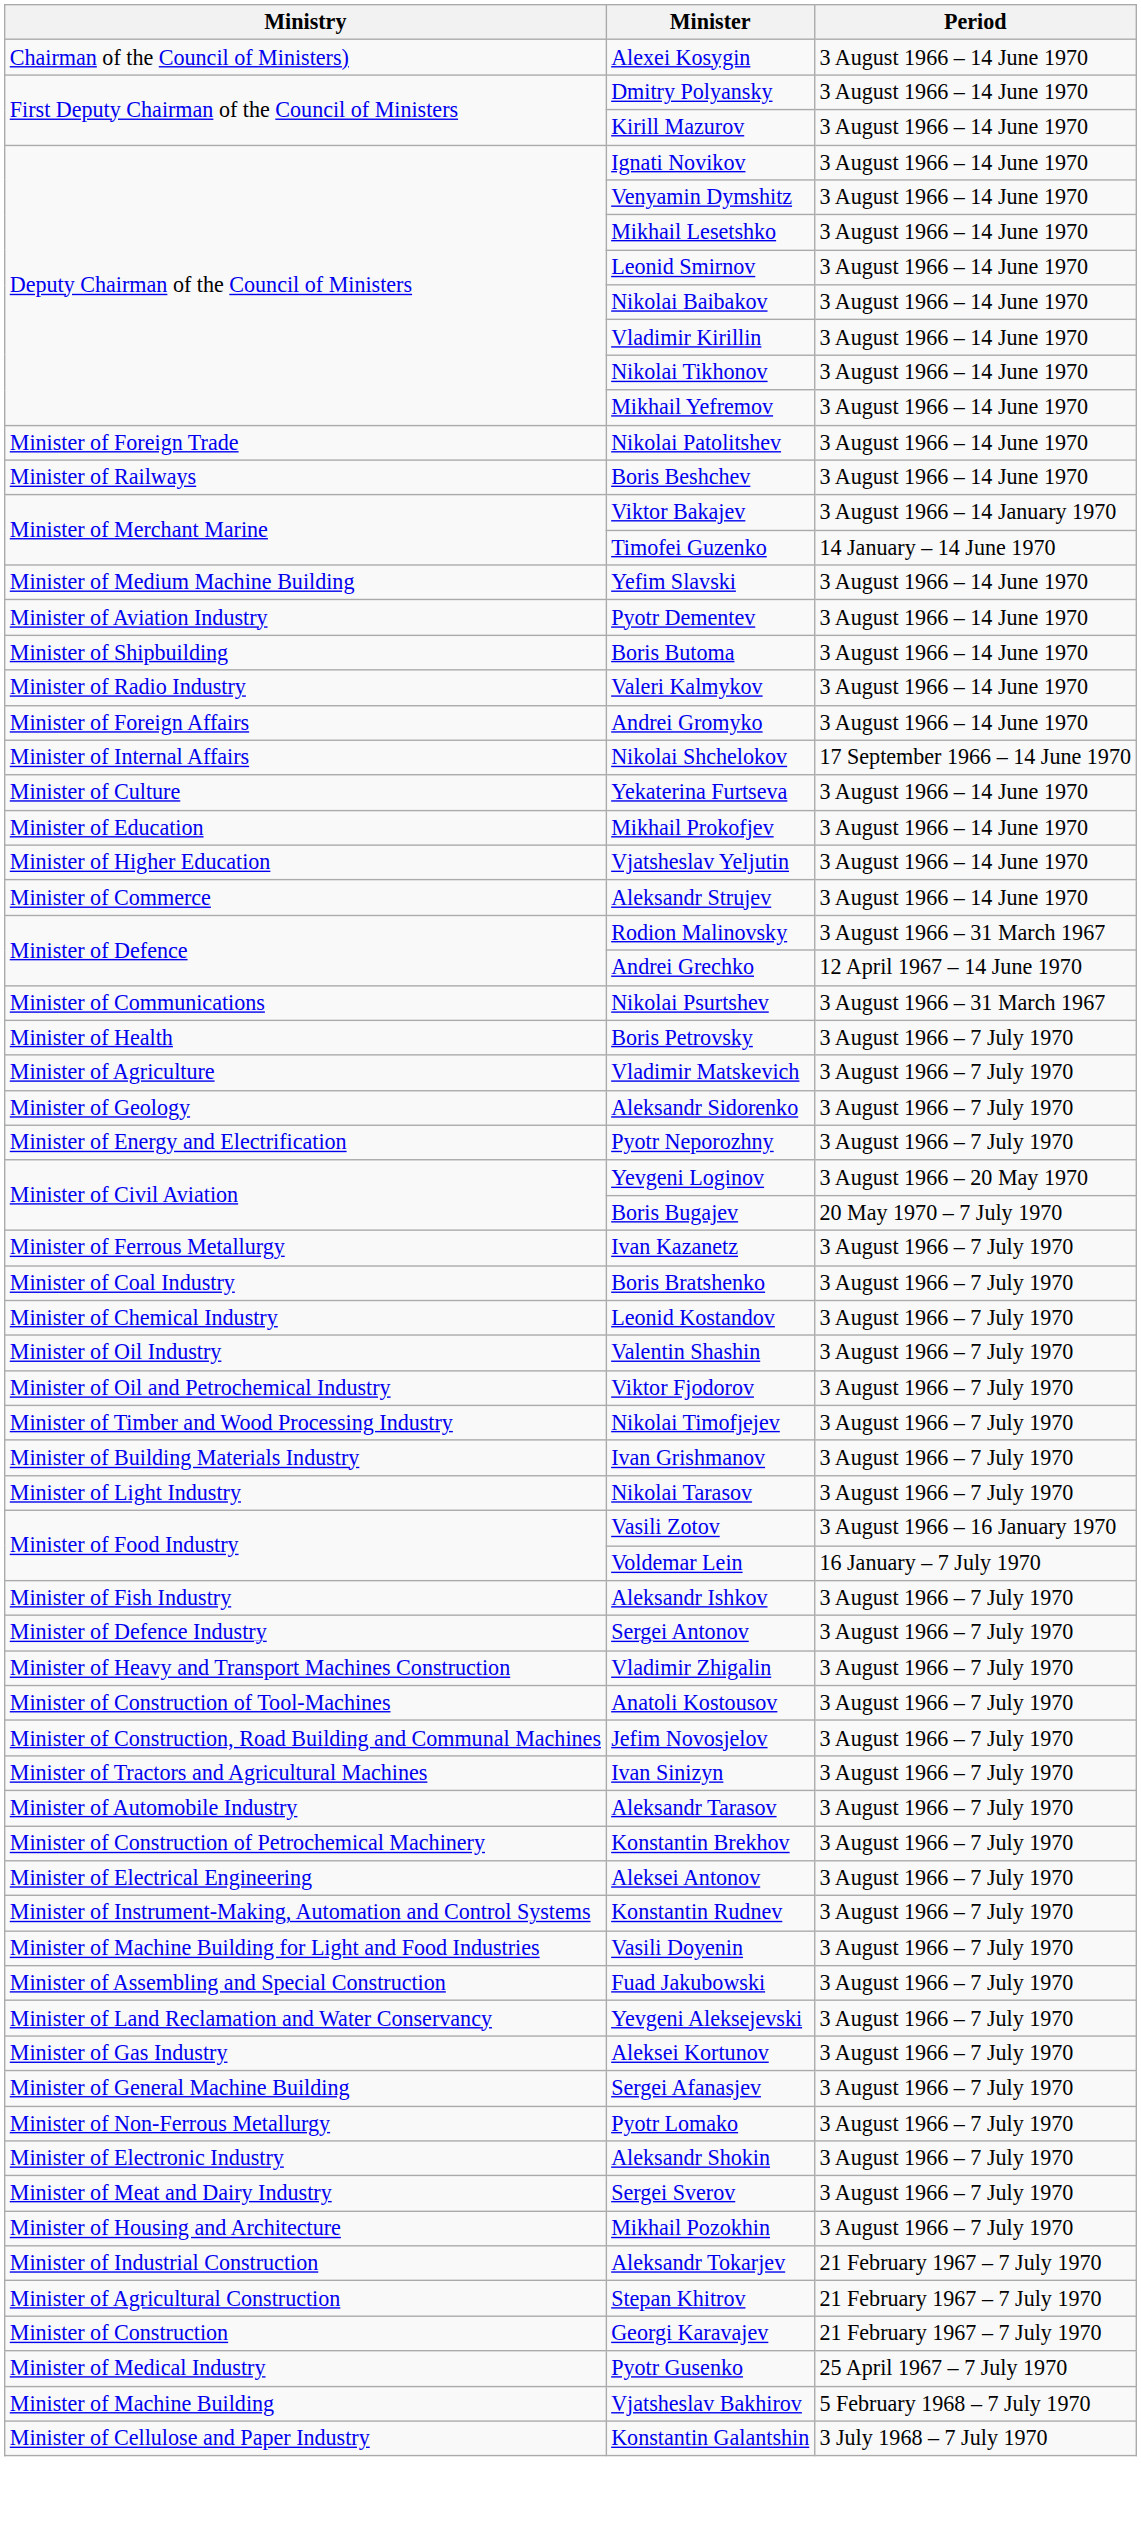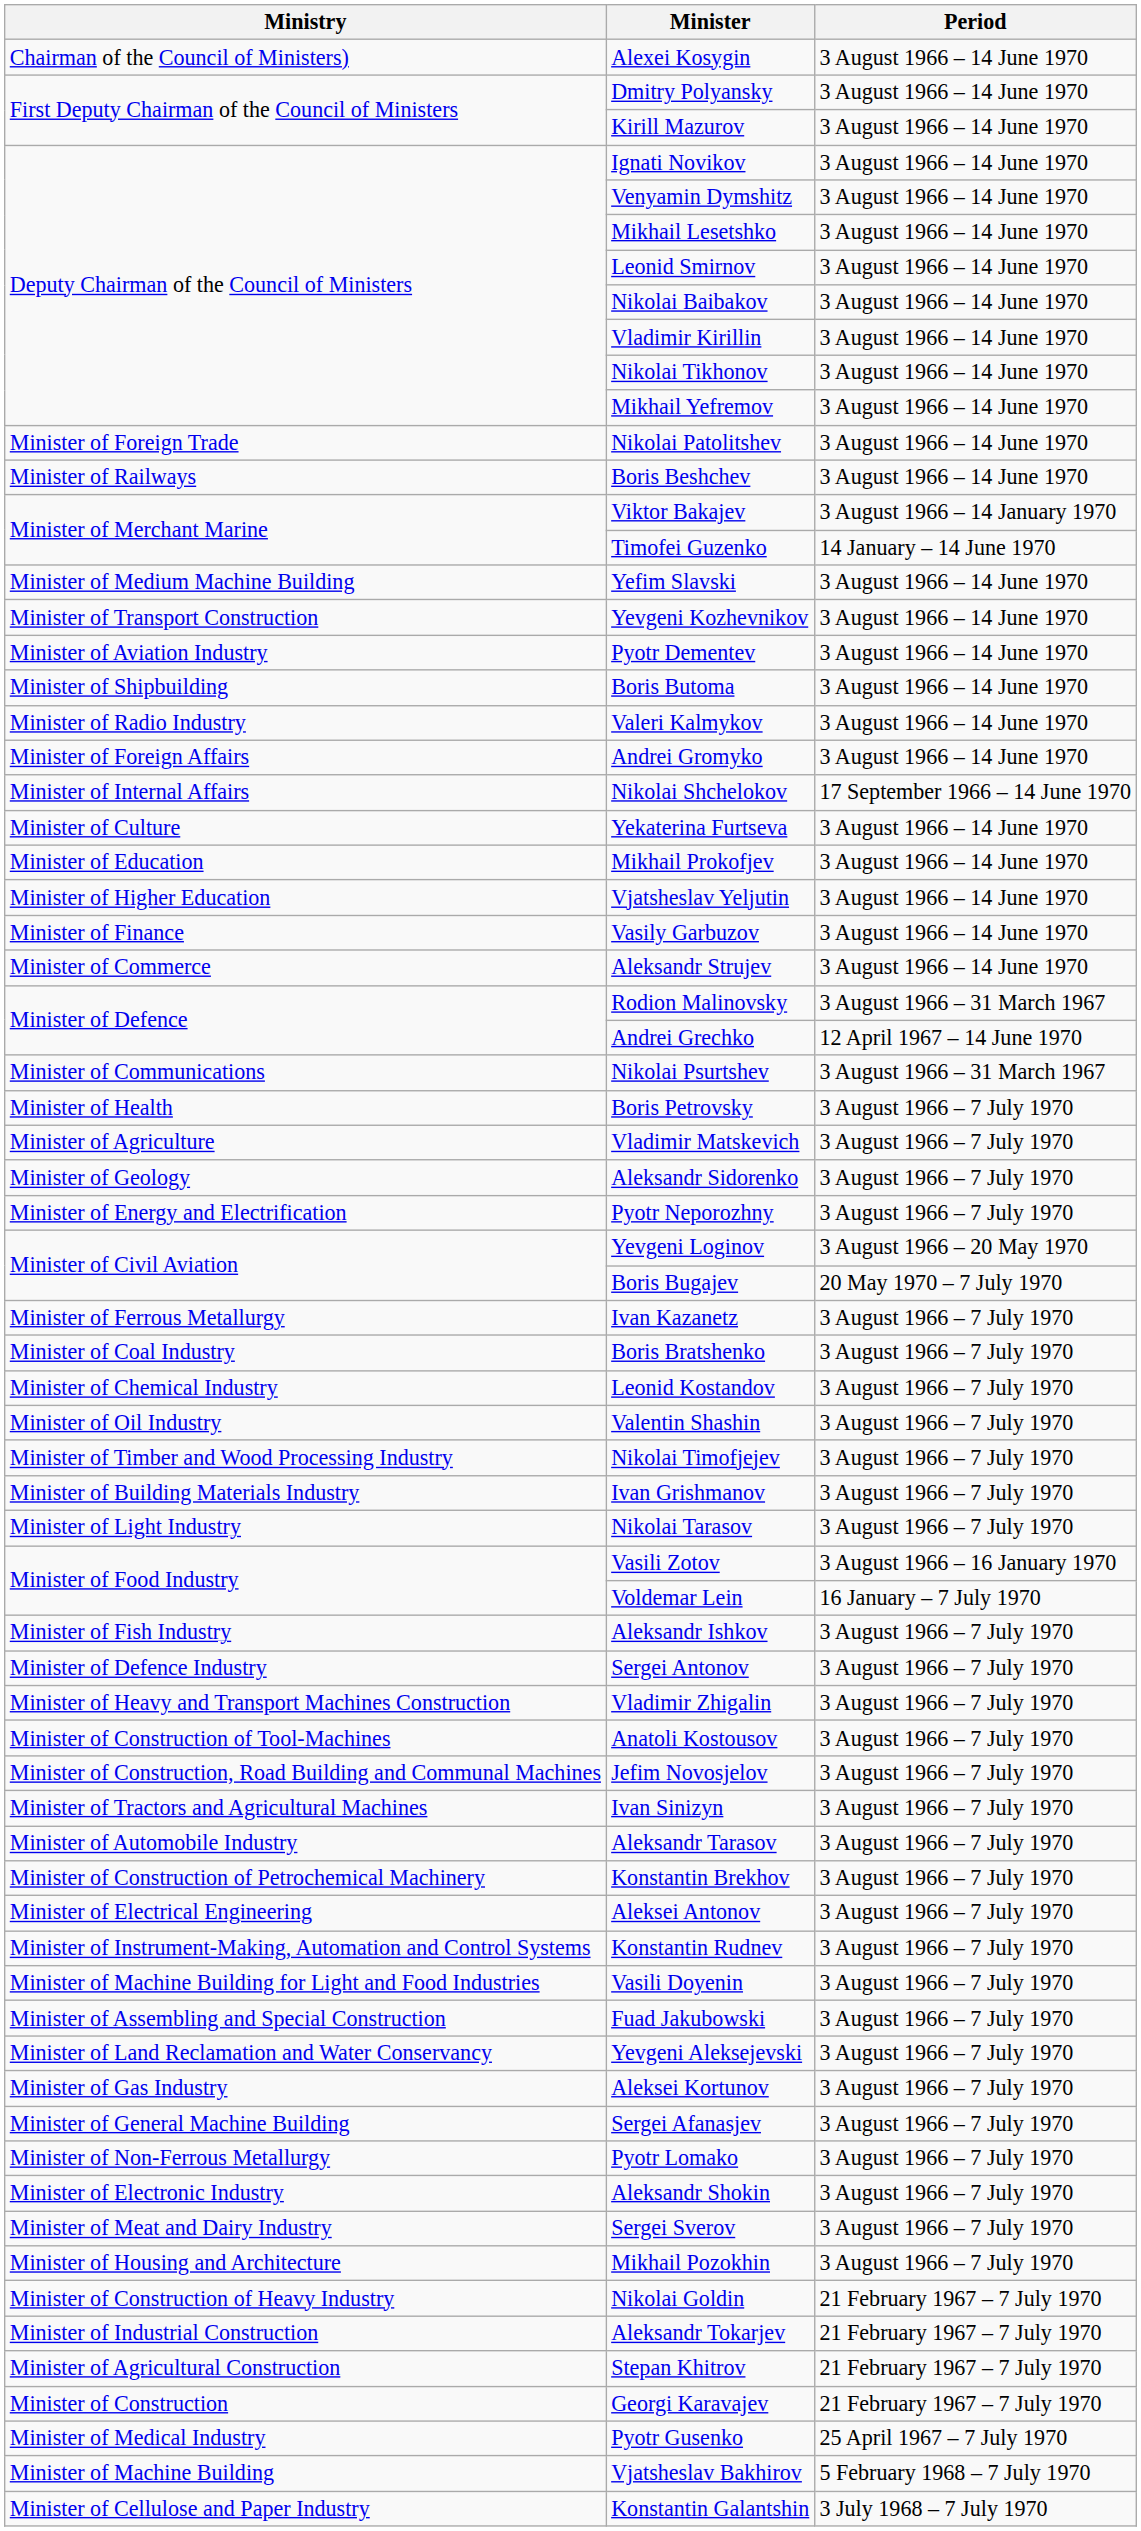+ row: (710, 617)
+ row: (685, 932)
- row: (683, 1387)
+ row: (678, 2298)
